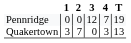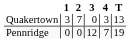rows swapped: (32, 31) <-> (27, 19)
